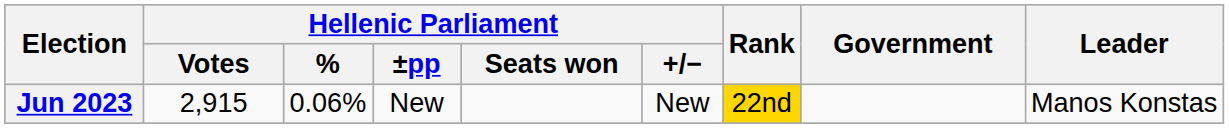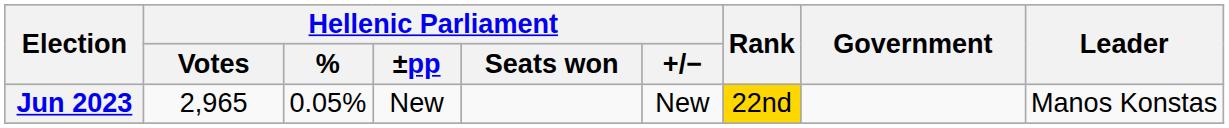(214, 103) 2,915 -> (214, 103) 2,965
(328, 103) 0.06% -> (328, 103) 0.05%
